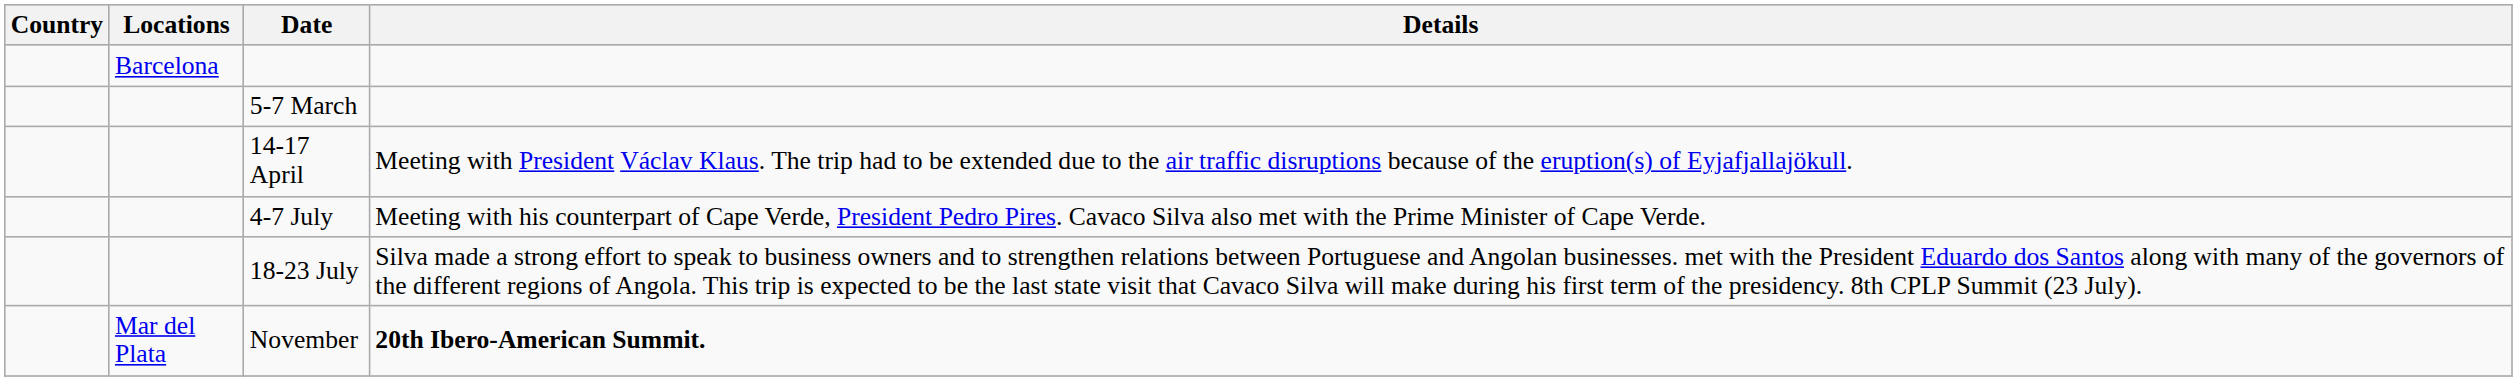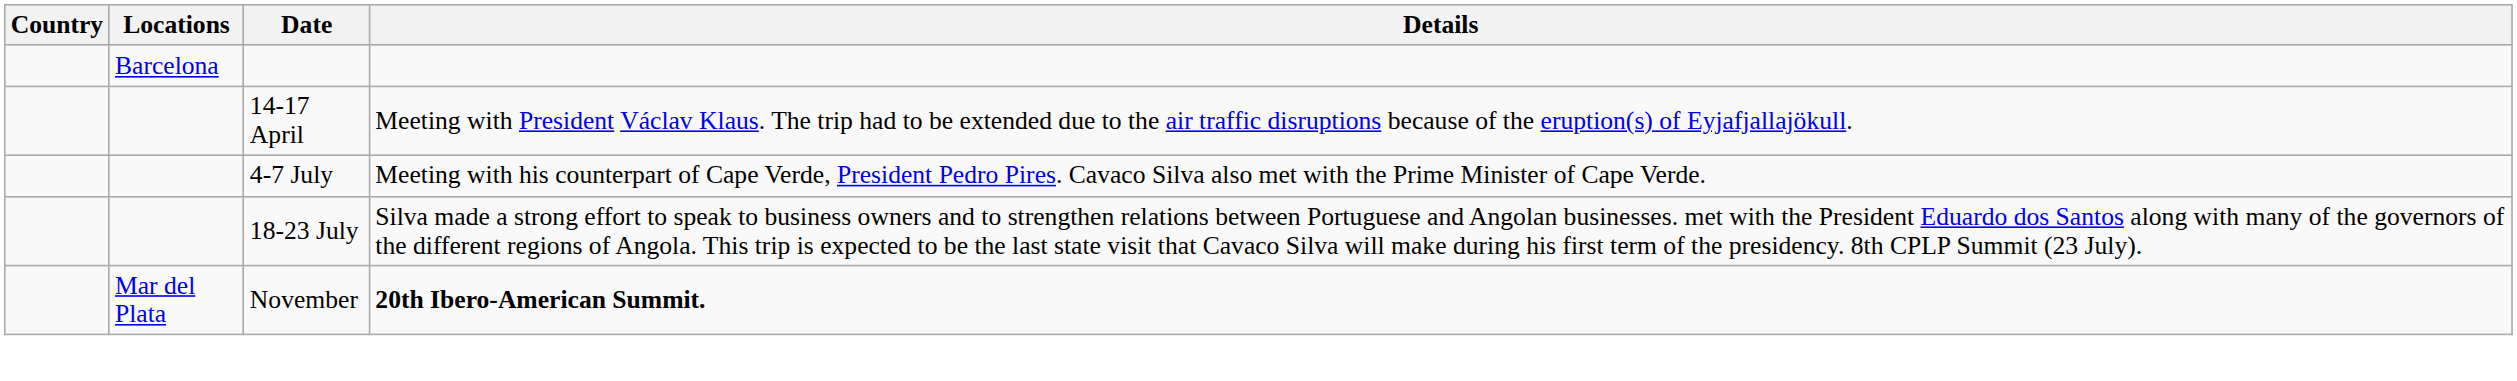- row: (304, 106)
